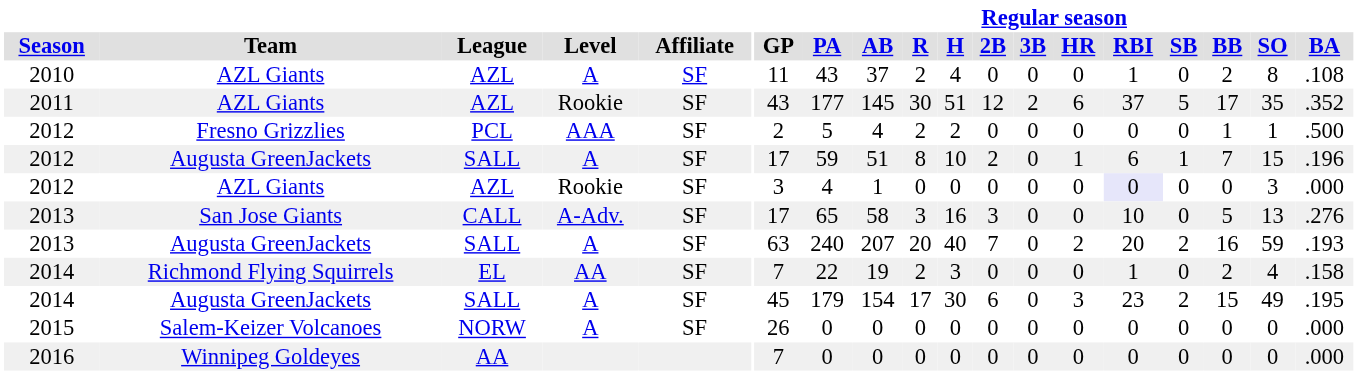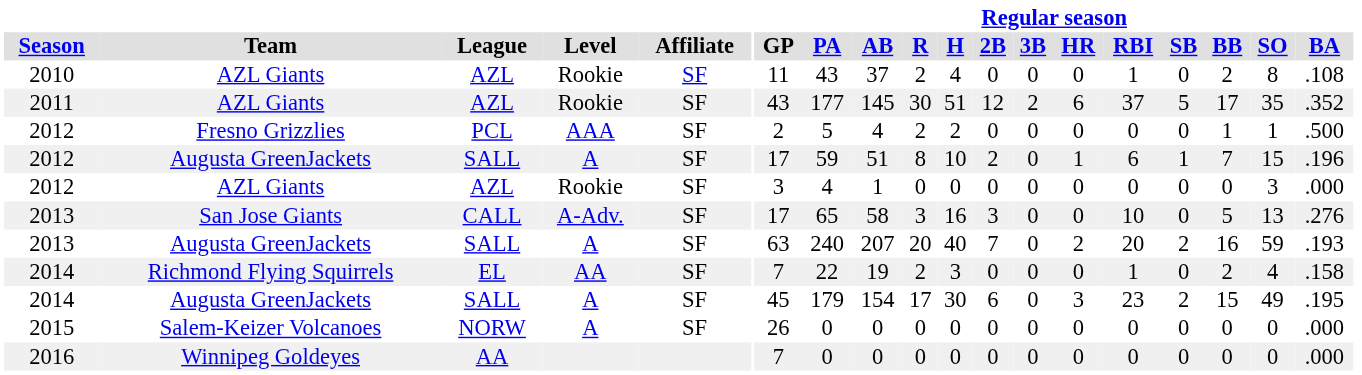(590, 74) A -> (590, 74) Rookie
(1133, 187) lavender background -> (1133, 187) no background
